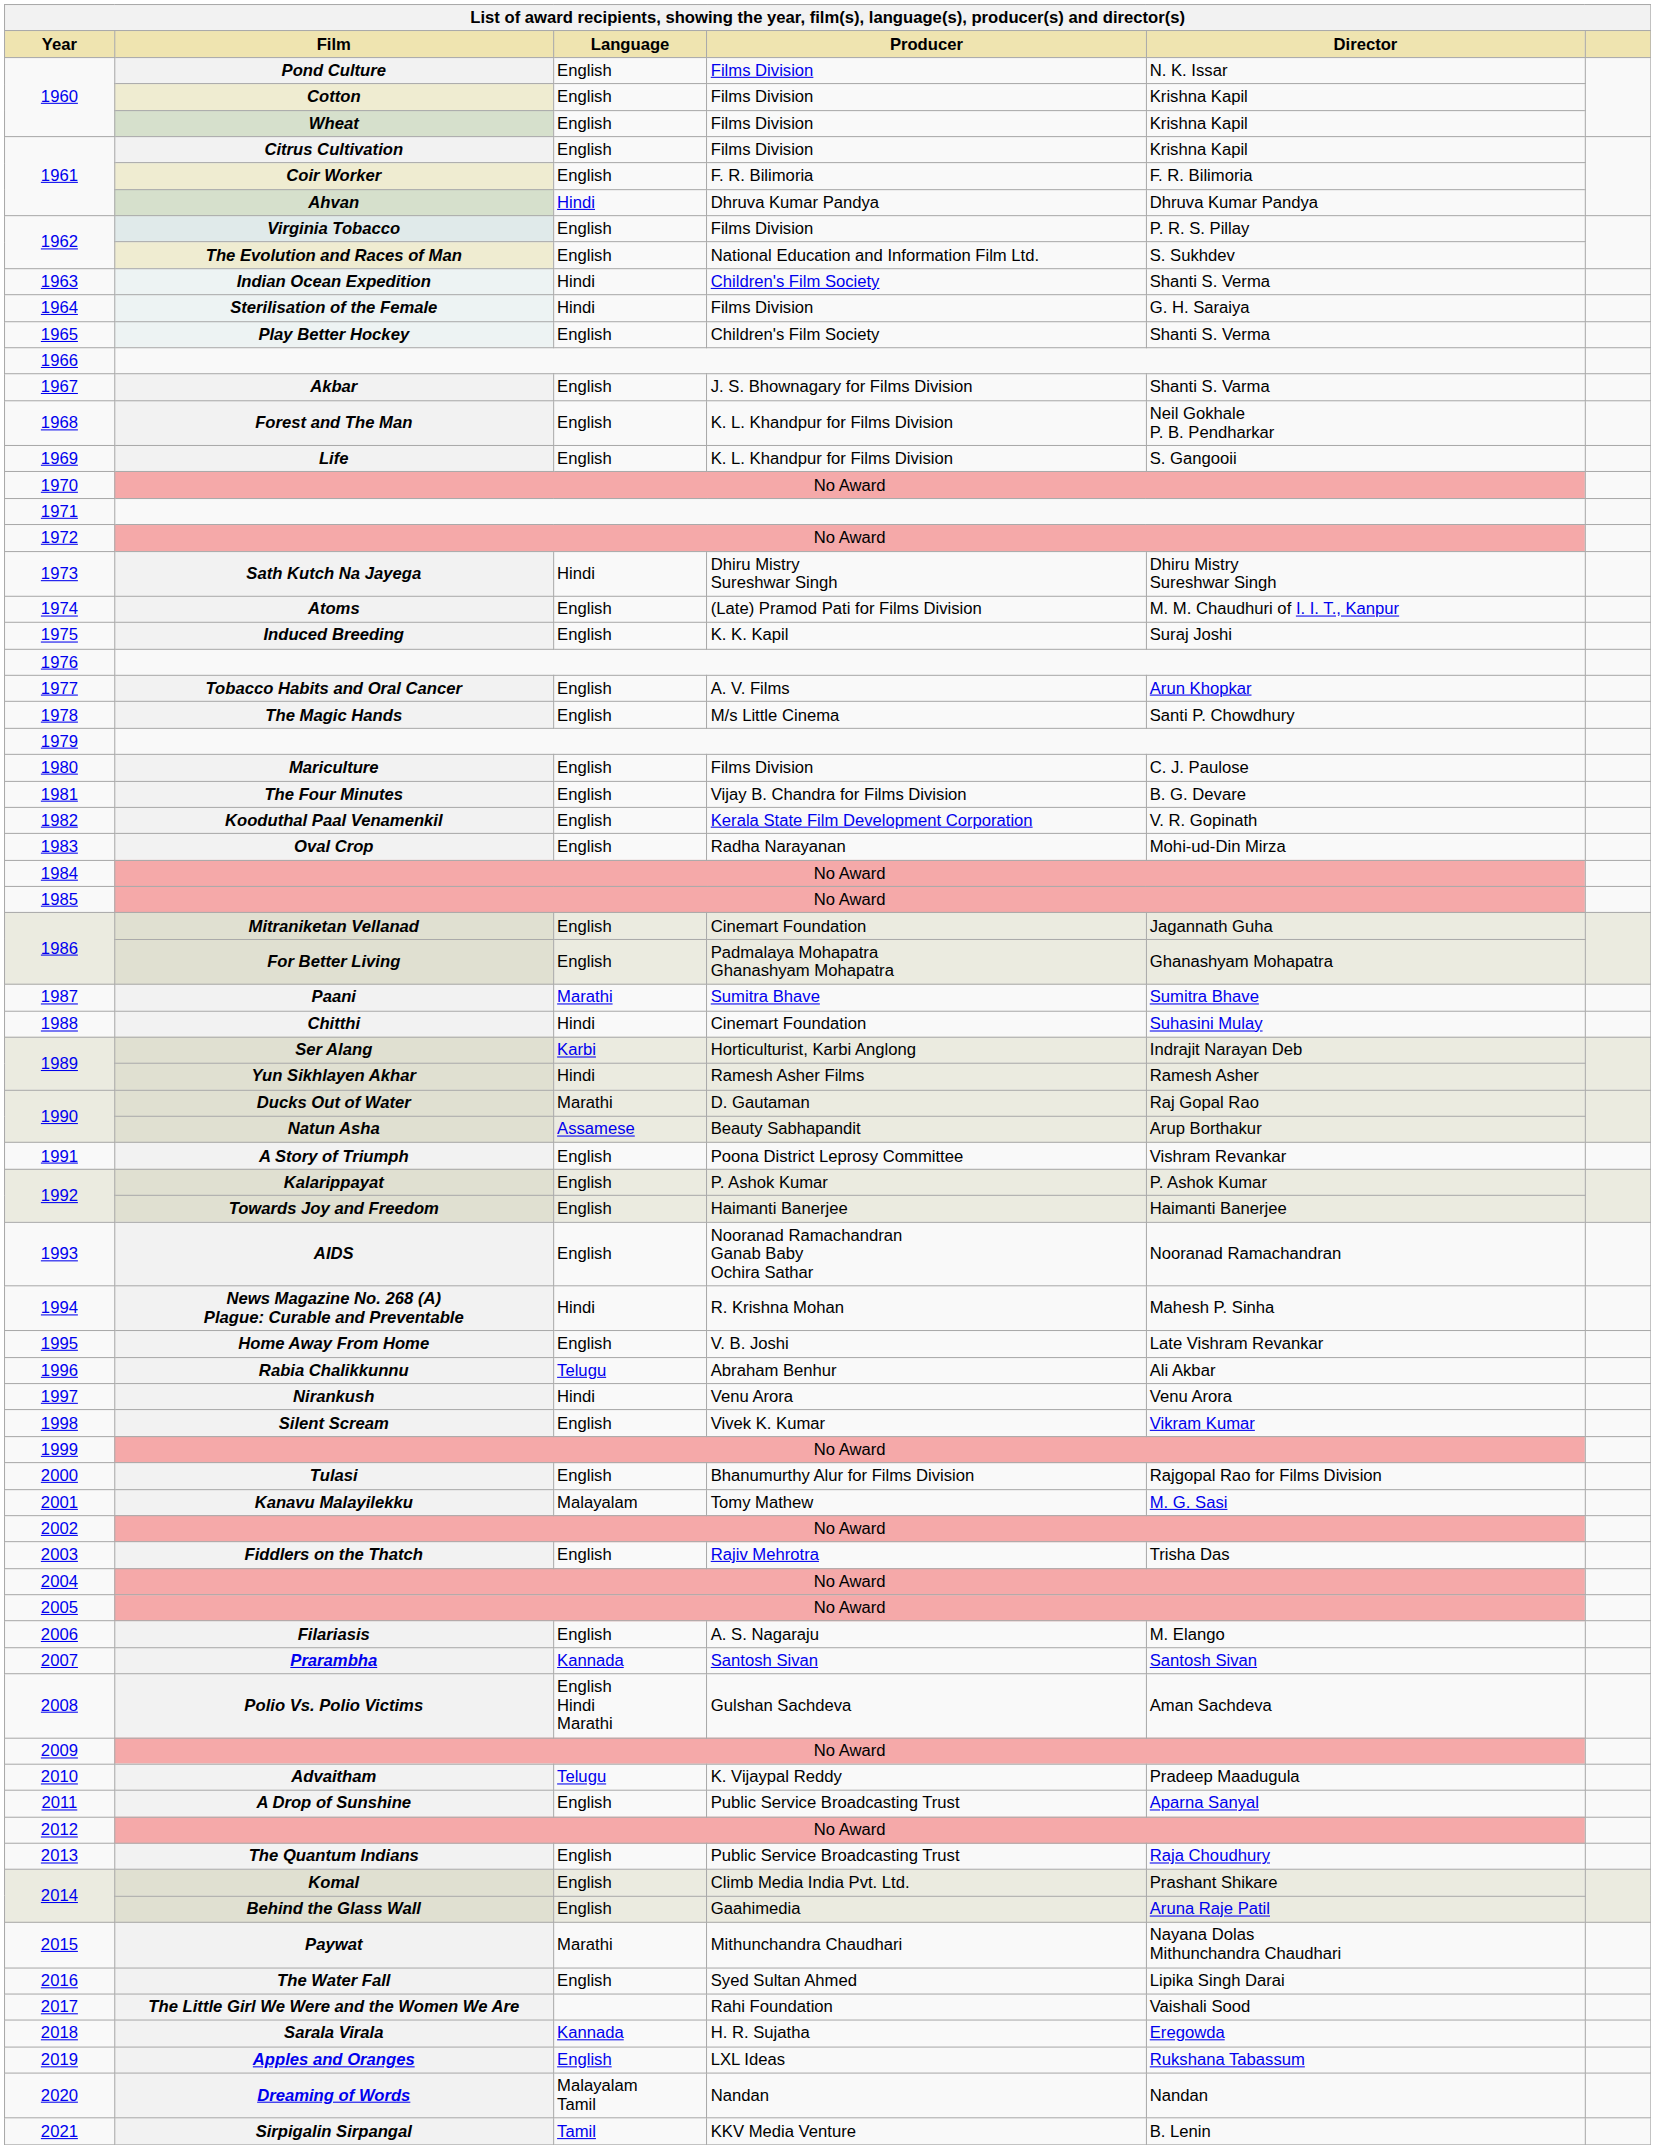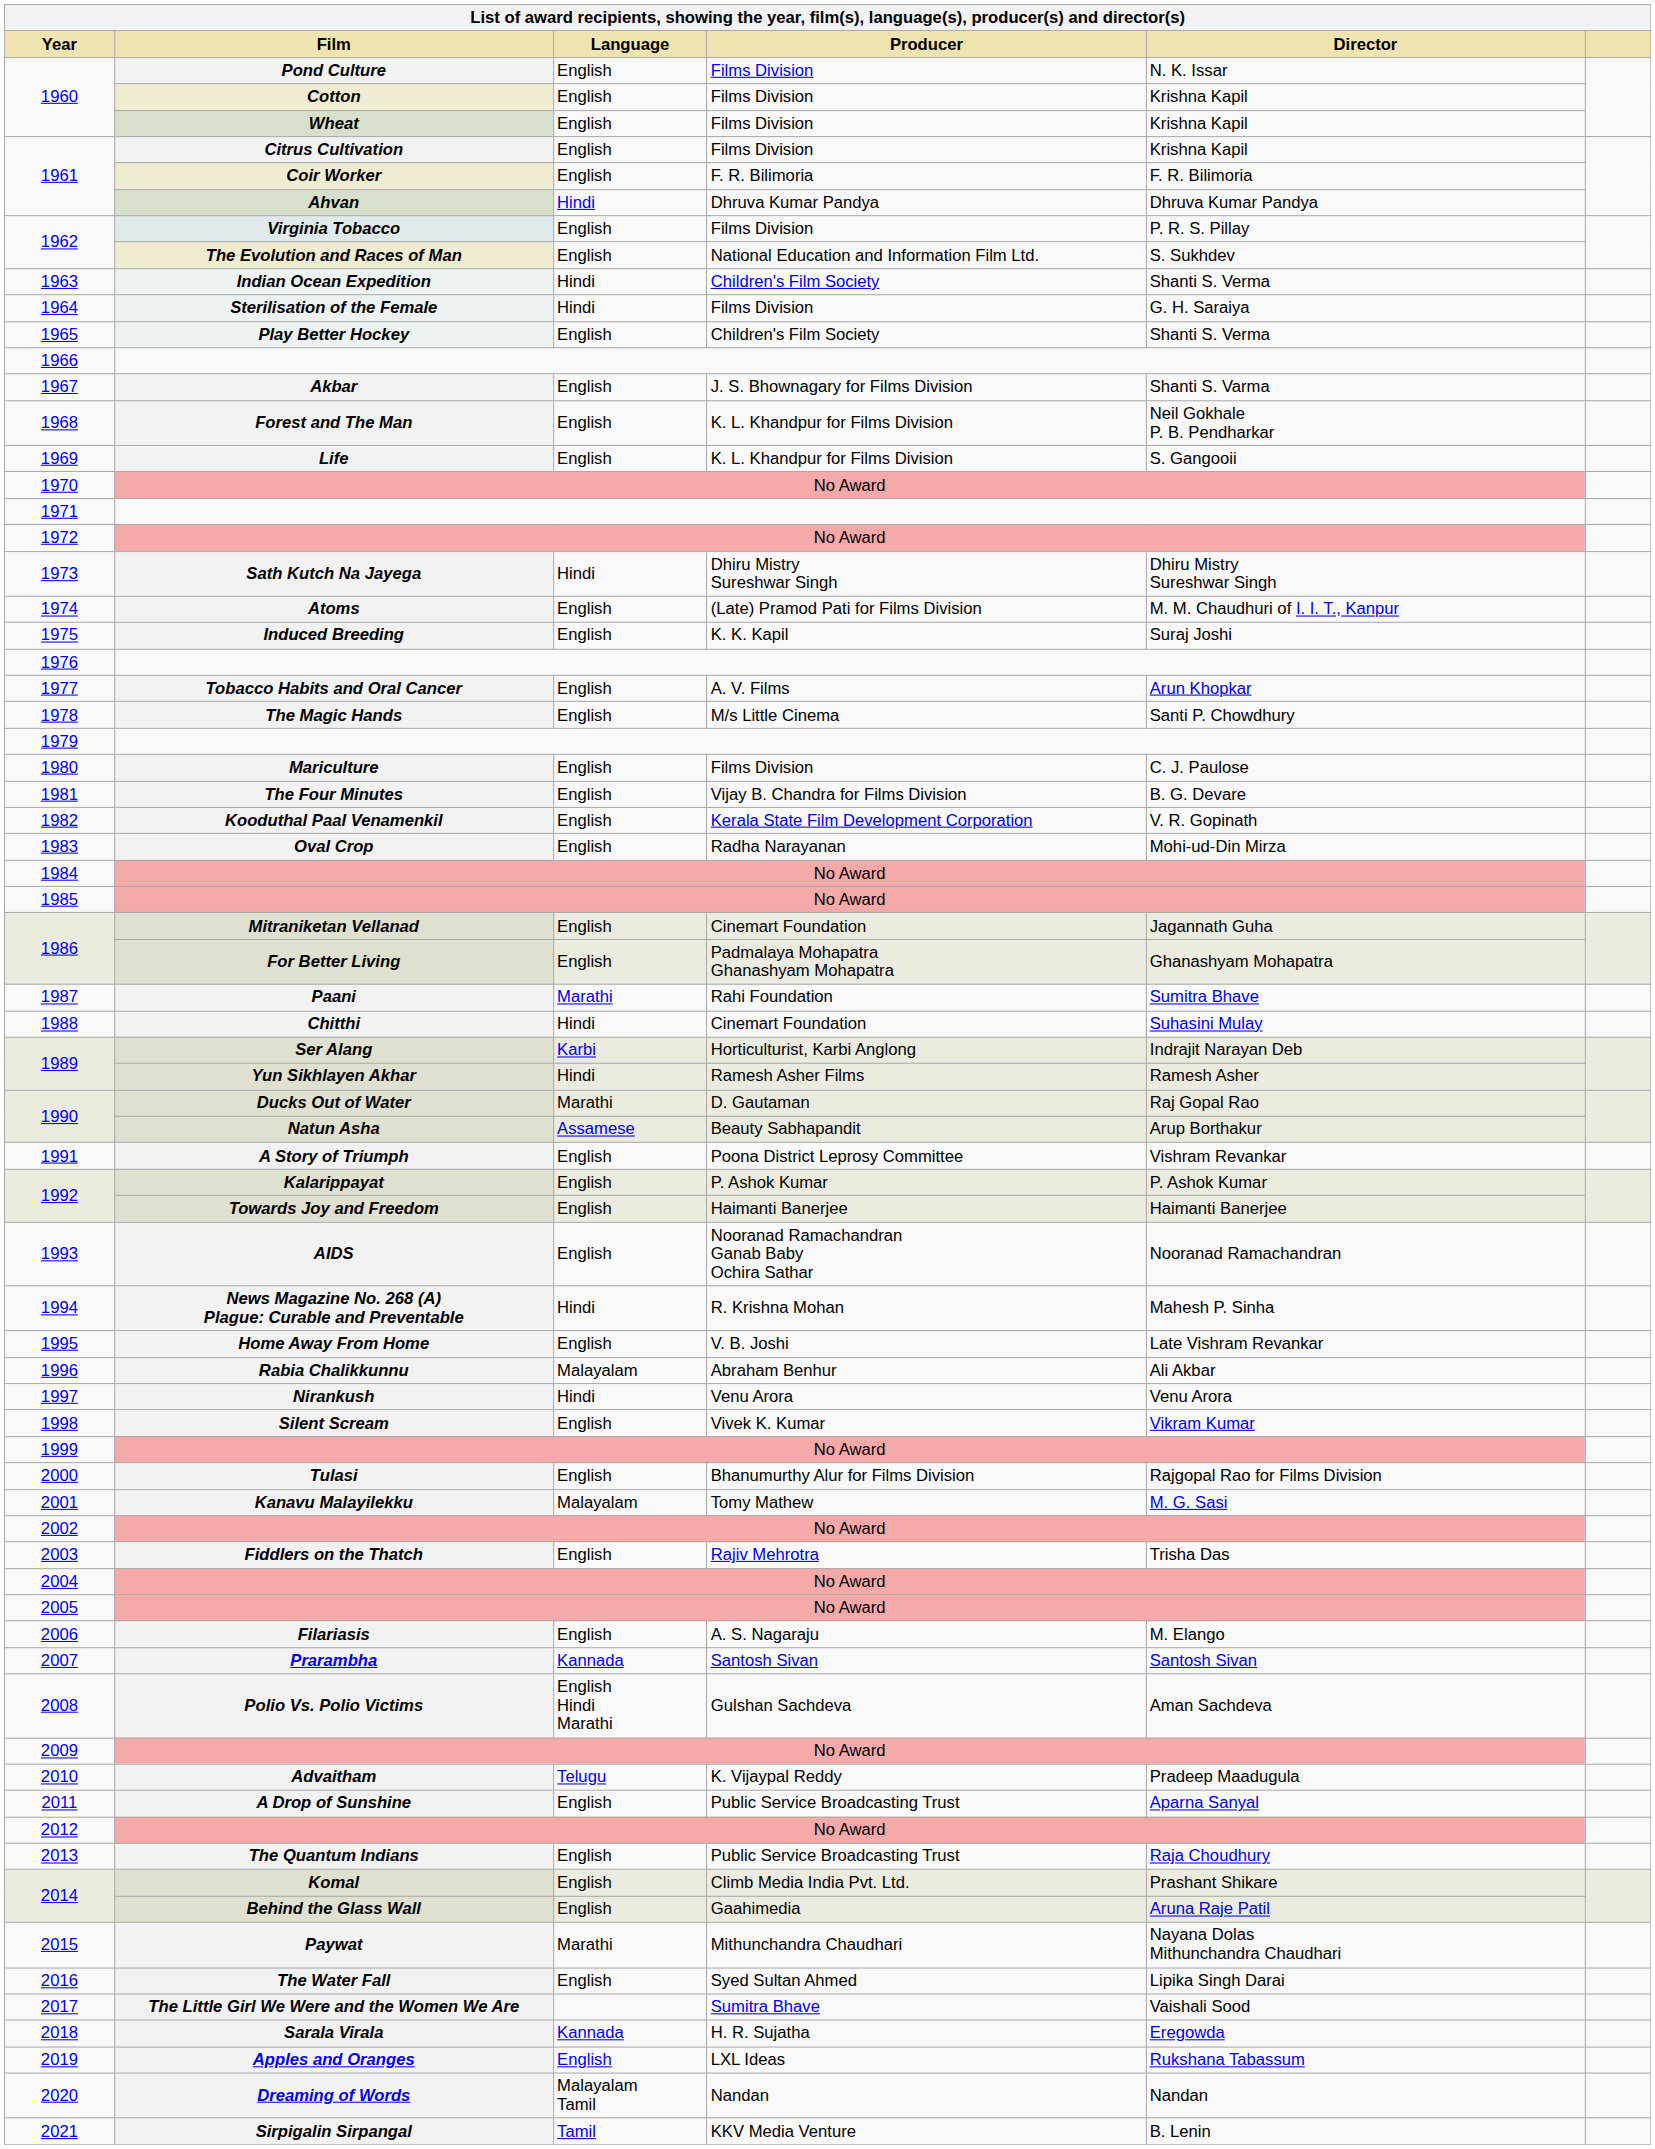(765, 997) Sumitra Bhave -> (772, 997) Rahi Foundation
(582, 1370) Telugu -> (597, 1370) Malayalam
(772, 2007) Rahi Foundation -> (765, 2007) Sumitra Bhave
